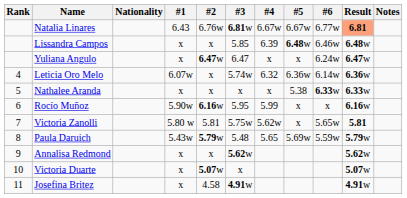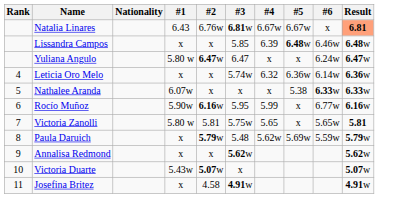- column: (388, 12)
(327, 28) 6.77w -> (327, 28) x
(181, 59) x -> (181, 59) 5.80 w
(181, 75) 6.07w -> (181, 75) x
(181, 91) x -> (181, 91) 6.07w
(327, 106) x -> (327, 106) 6.77w
(269, 122) 5.62w -> (269, 122) 5.65
(181, 138) 5.43w -> (181, 138) x
(269, 138) 5.65 -> (269, 138) 5.62w
(181, 169) x -> (181, 169) 5.43w
